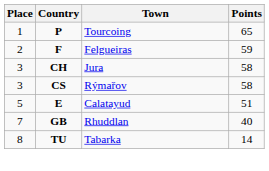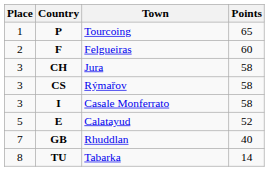(247, 49) 59 -> (247, 49) 60
+ row: (59, 103)
(247, 103) 51 -> (247, 121) 52
